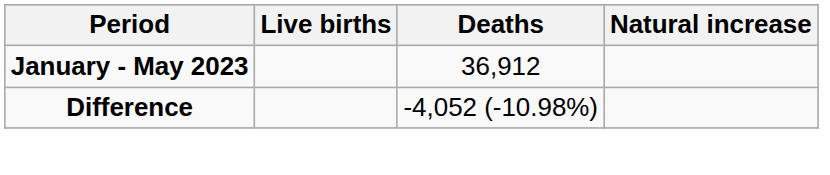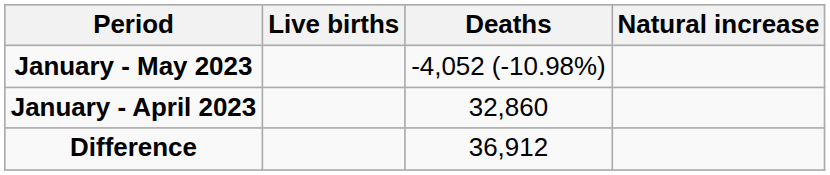(501, 66) 36,912 -> (508, 66) -4,052 (-10.98%)
+ row: (133, 107)
(501, 107) -4,052 (-10.98%) -> (508, 148) 36,912
